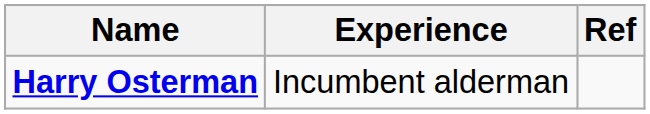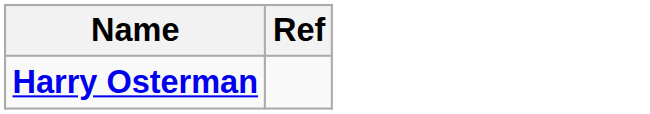- column: (421, 30)
